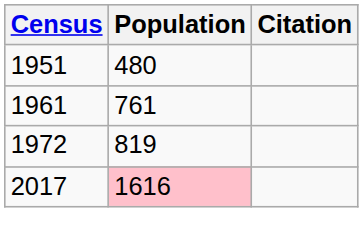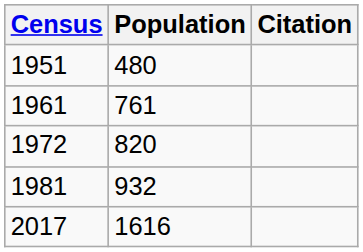(136, 145) 819 -> (136, 145) 820
+ row: (39, 186)
(143, 186) pink background -> (143, 226) no background
